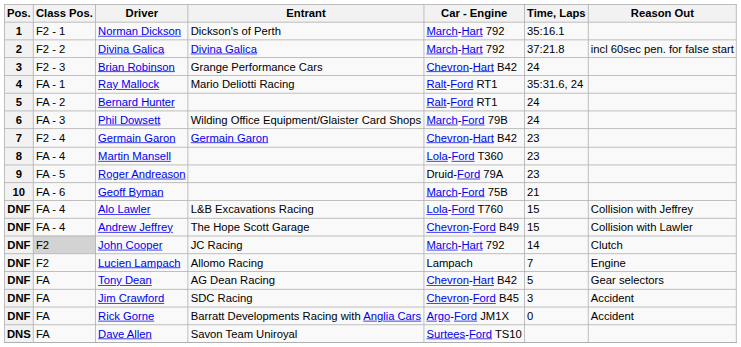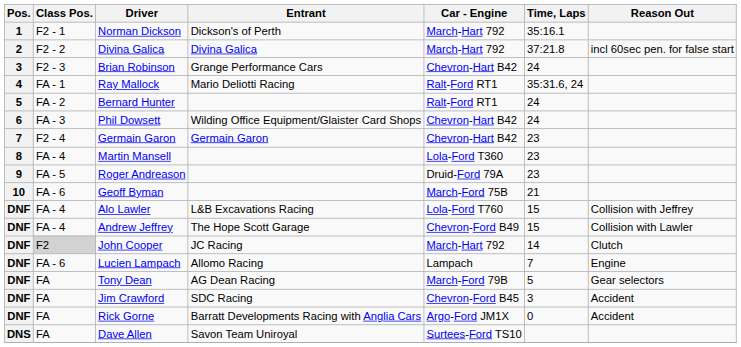(467, 120) March-Ford 79B -> (472, 120) Chevron-Hart B42
(43, 263) F2 -> (51, 263) FA - 6
(472, 281) Chevron-Hart B42 -> (467, 281) March-Ford 79B
